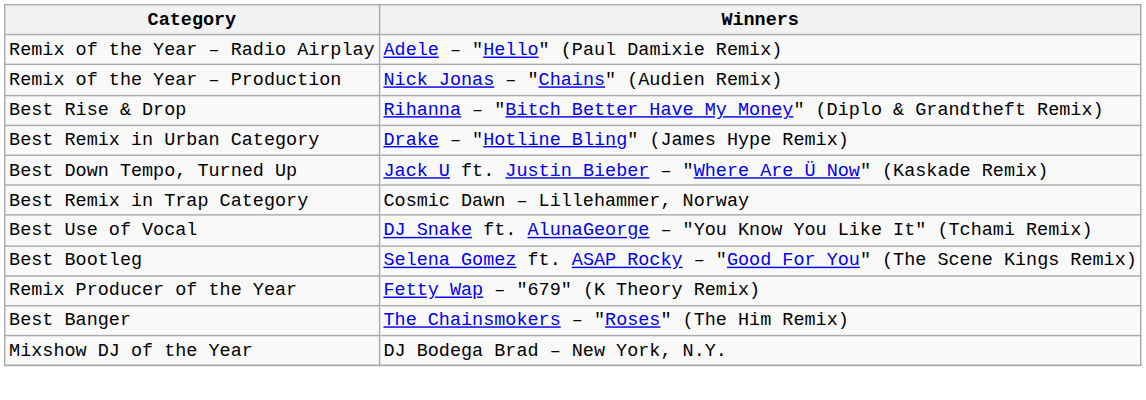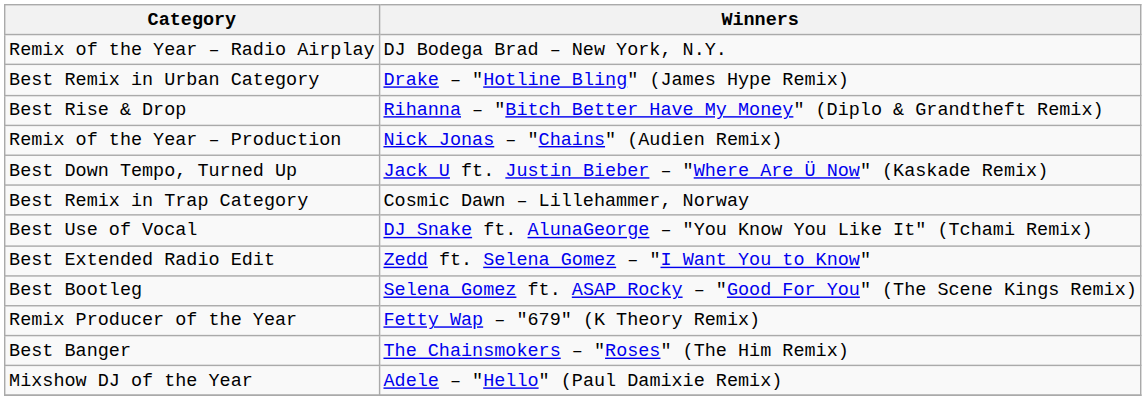(583, 50) Adele – "Hello" (Paul Damixie Remix) -> (555, 50) DJ Bodega Brad – New York, N.Y.
rows swapped: (175, 80) <-> (164, 140)
+ row: (142, 260)
(555, 351) DJ Bodega Brad – New York, N.Y. -> (583, 381) Adele – "Hello" (Paul Damixie Remix)
